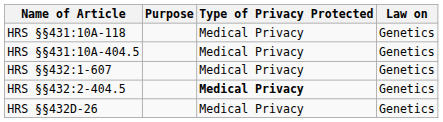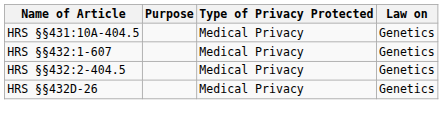- row: (66, 33)
(252, 89) bold -> (252, 70) normal
